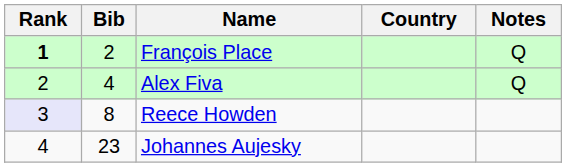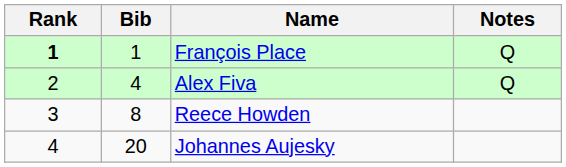- column: (419, 20)
(109, 51) 2 -> (136, 51) 1
(43, 114) lavender background -> (53, 114) no background
(109, 146) 23 -> (136, 146) 20
